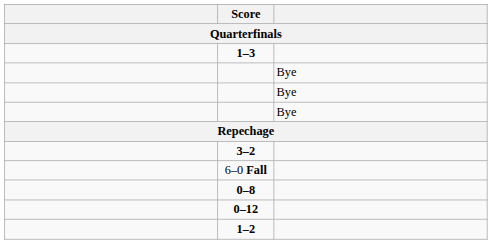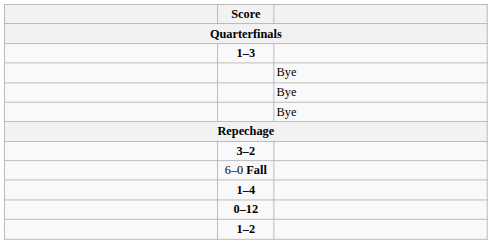+ row: (246, 190)
- row: (246, 190)
